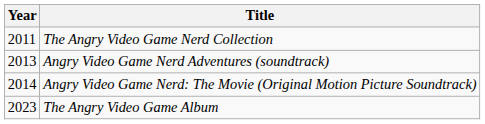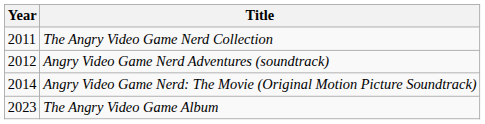(22, 61) 2013 -> (22, 61) 2012
